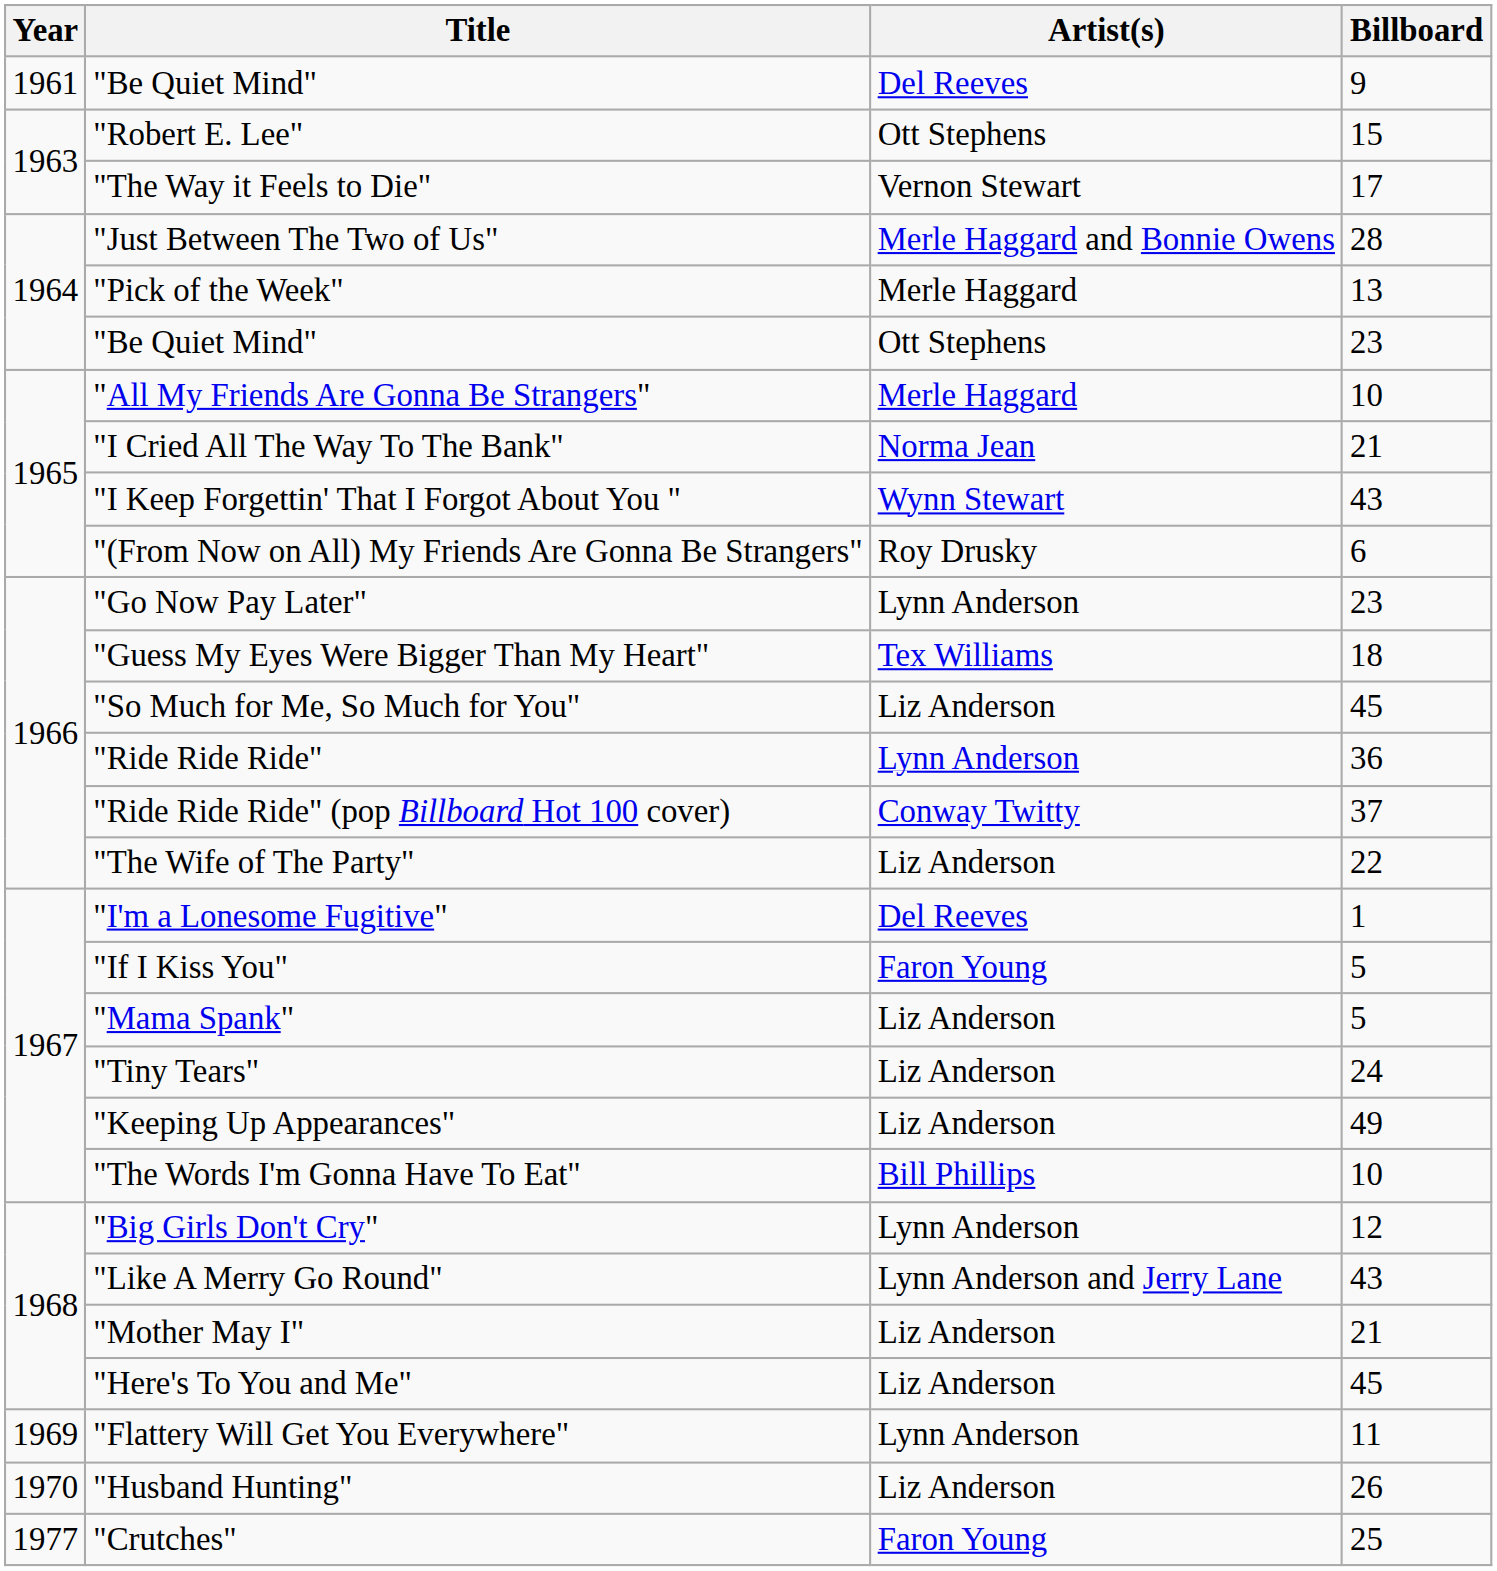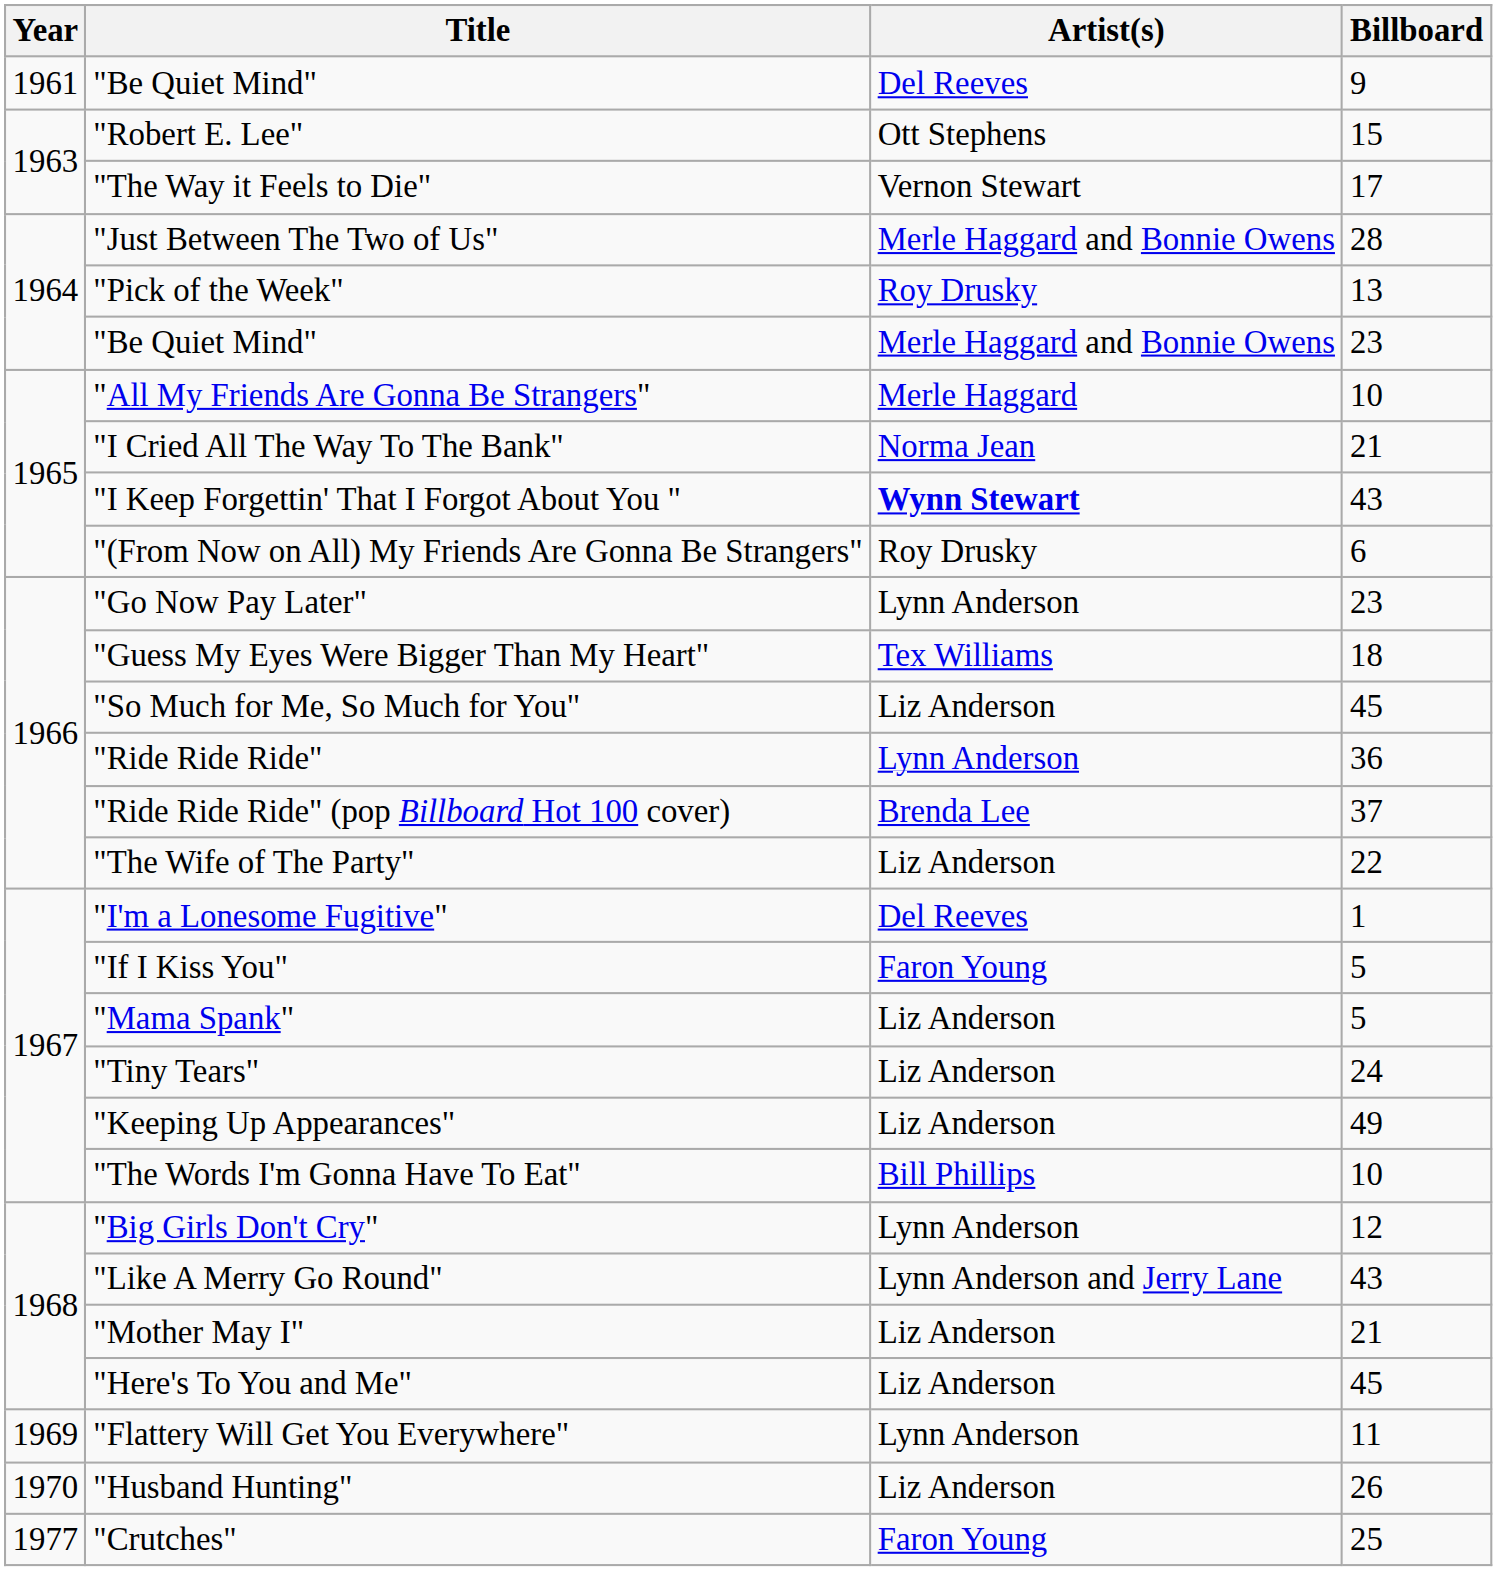(977, 290) Merle Haggard -> (957, 290) Roy Drusky
(962, 342) Ott Stephens -> (1106, 342) Merle Haggard and Bonnie Owens
(971, 498) normal -> (979, 498) bold
(979, 810) Conway Twitty -> (954, 810) Brenda Lee
